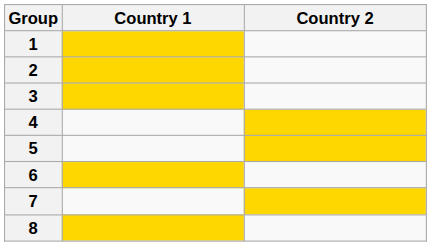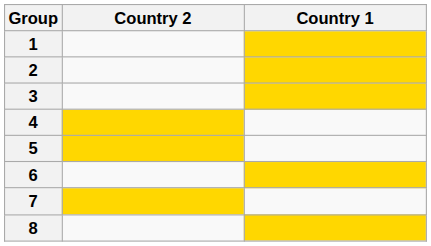columns swapped: (153, 18) <-> (335, 18)
